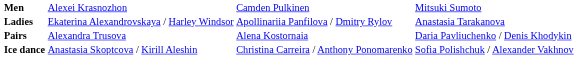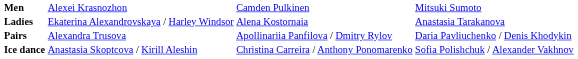(314, 21) Apollinariia Panfilova / Dmitry Rylov -> (272, 21) Alena Kostornaia
(272, 36) Alena Kostornaia -> (314, 36) Apollinariia Panfilova / Dmitry Rylov
